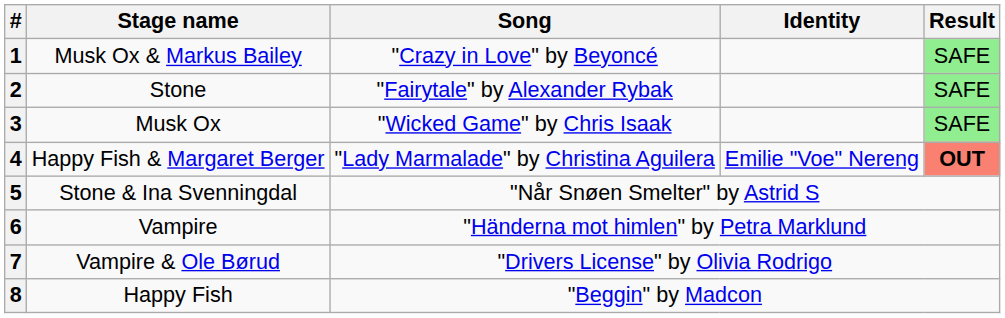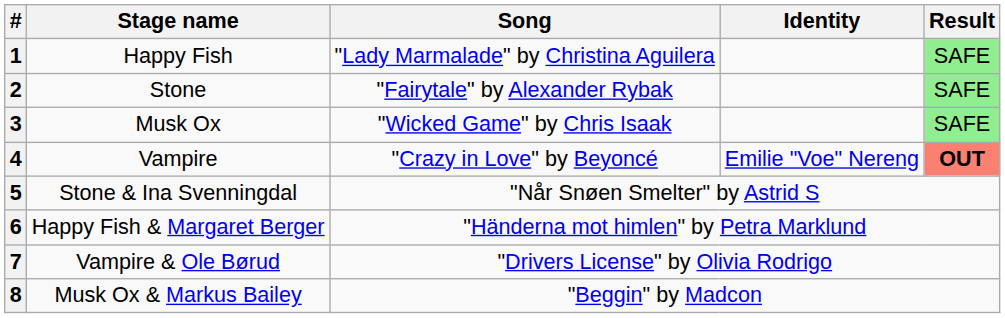(178, 55) Musk Ox & Markus Bailey -> (178, 55) Happy Fish
(525, 55) "Crazy in Love" by Beyoncé -> (525, 55) "Lady Marmalade" by Christina Aguilera
(178, 158) Happy Fish & Margaret Berger -> (178, 158) Vampire
(525, 158) "Lady Marmalade" by Christina Aguilera -> (525, 158) "Crazy in Love" by Beyoncé
(178, 227) Vampire -> (178, 227) Happy Fish & Margaret Berger
(178, 295) Happy Fish -> (178, 295) Musk Ox & Markus Bailey
